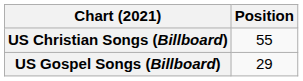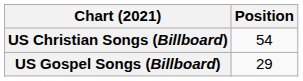(264, 40) 55 -> (264, 40) 54
